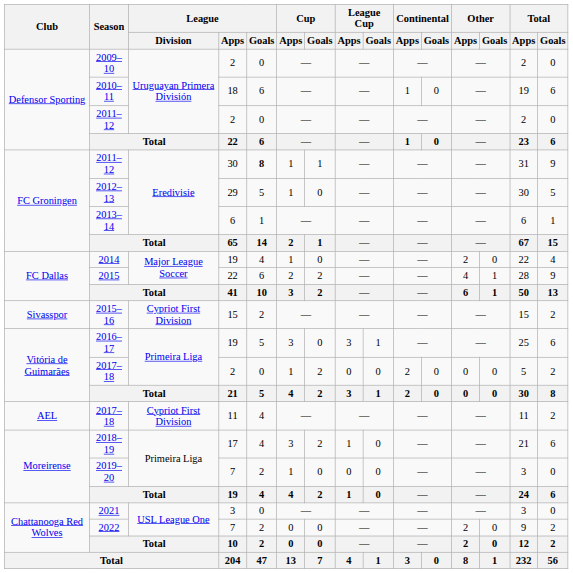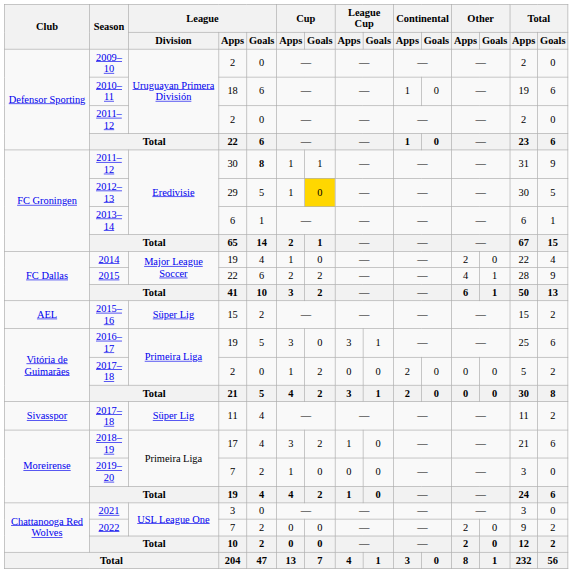(320, 192) no background -> (320, 192) gold background
(47, 314) Sivasspor -> (47, 314) AEL
(173, 314) Cypriot First Division -> (173, 314) Süper Lig
(47, 415) AEL -> (47, 415) Sivasspor
(173, 415) Cypriot First Division -> (173, 415) Süper Lig
